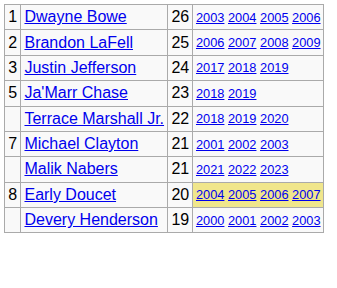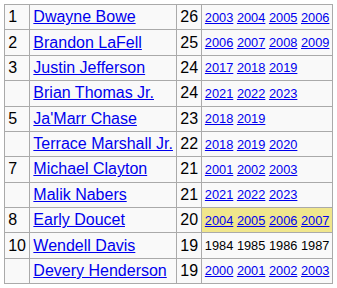+ row: (94, 93)
+ row: (84, 245)
